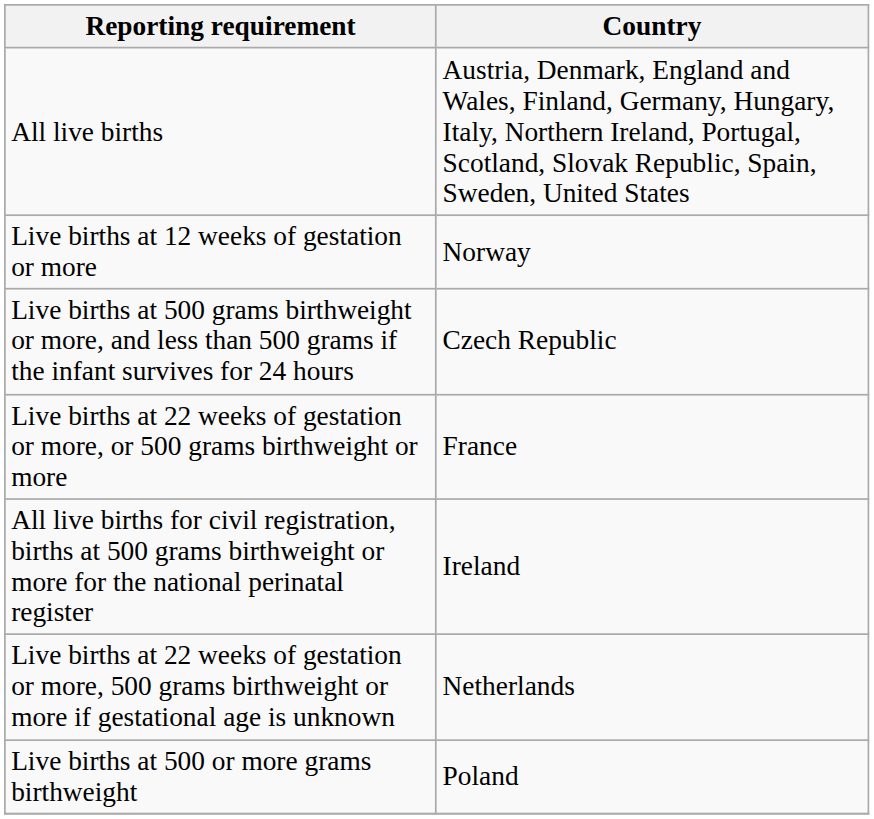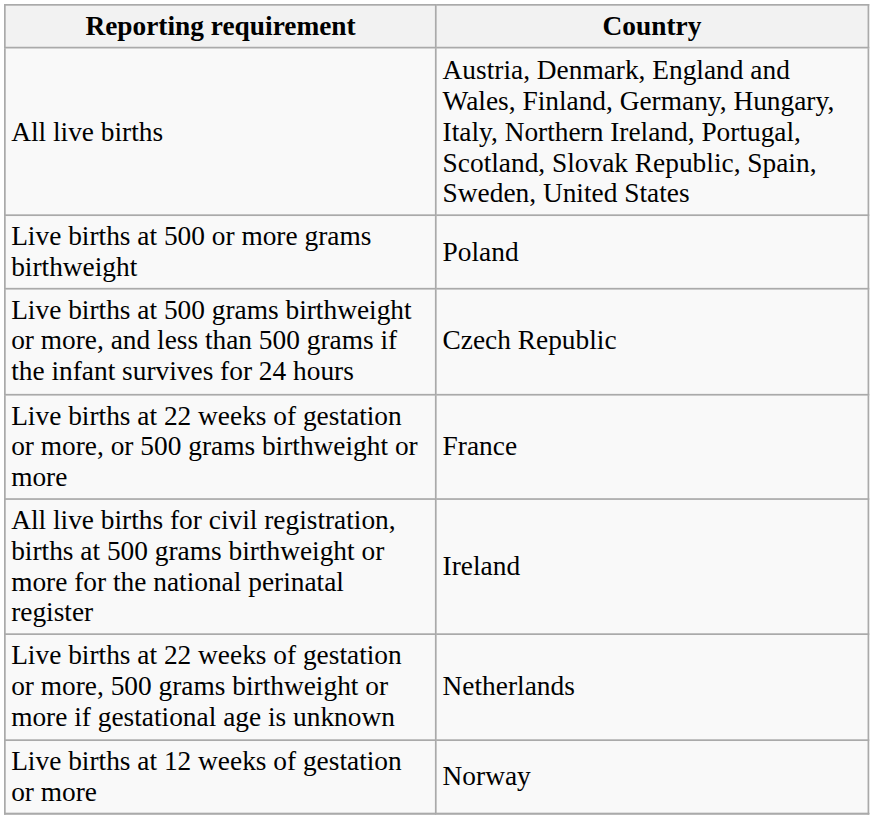rows swapped: (206, 251) <-> (191, 776)
